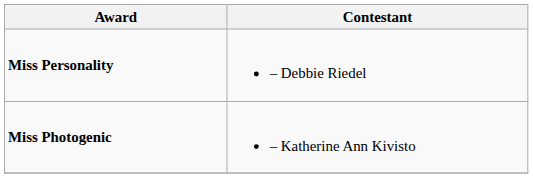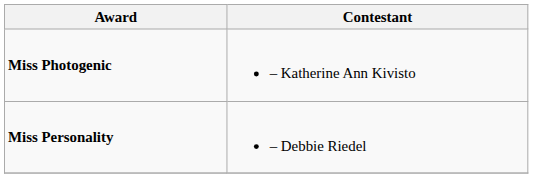rows swapped: (61, 65) <-> (60, 137)
